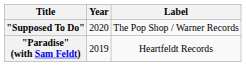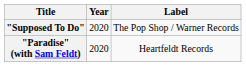(99, 48) 2019 -> (99, 48) 2020
